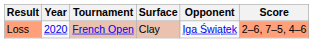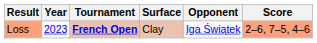(56, 29) 2020 -> (56, 29) 2023
(103, 29) normal -> (105, 29) bold
